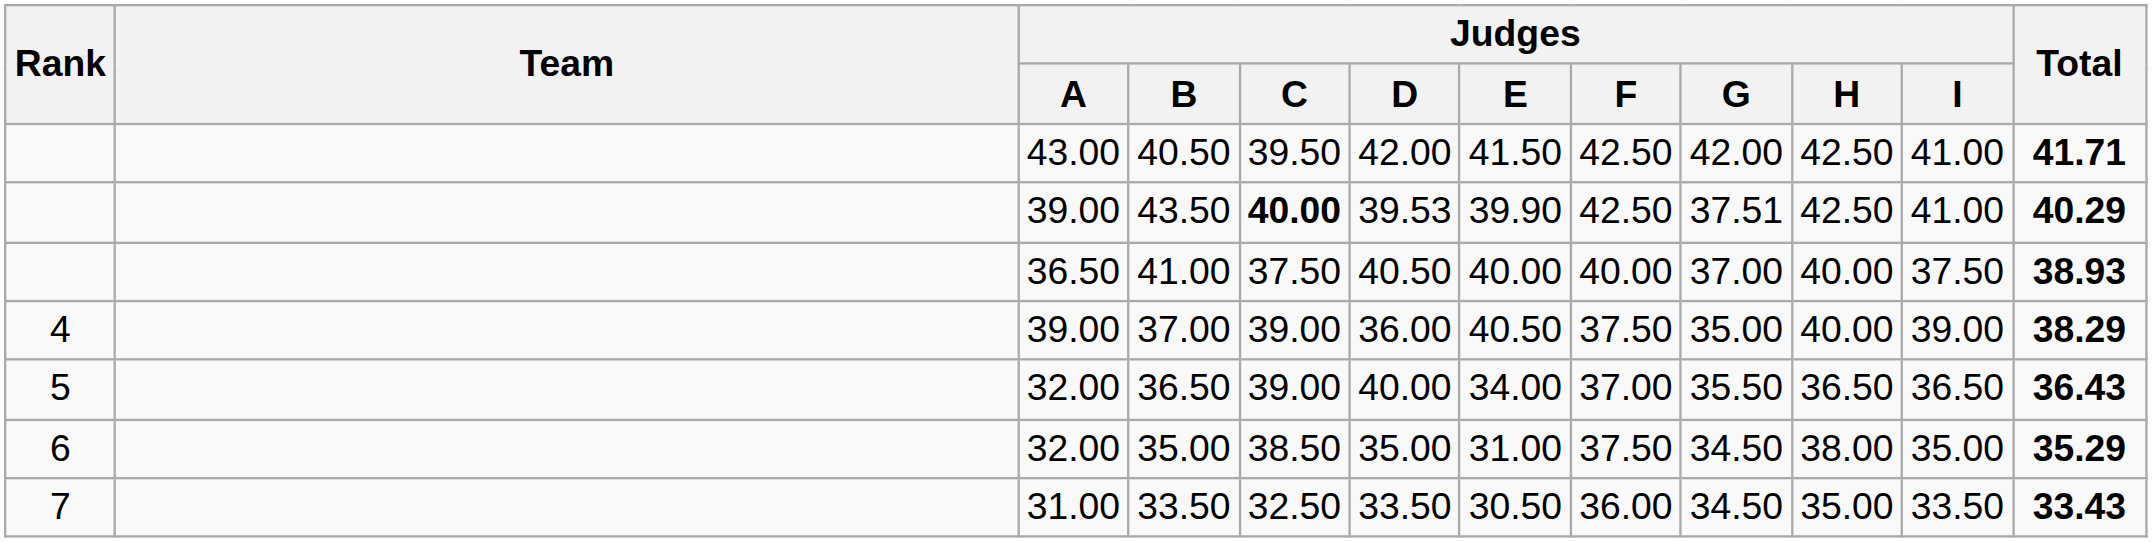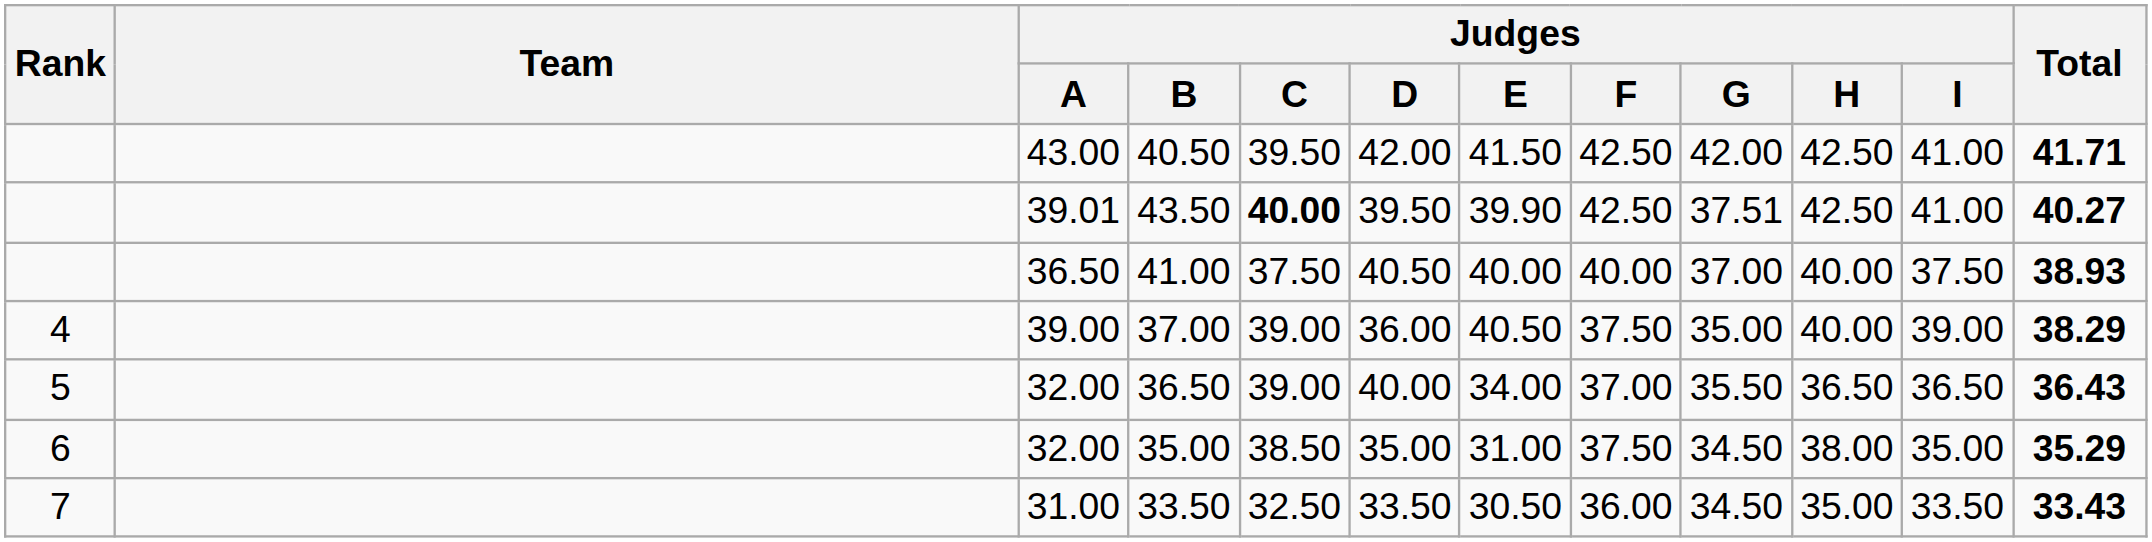(1073, 211) 39.00 -> (1073, 211) 39.01
(1405, 211) 39.53 -> (1405, 211) 39.50
(2079, 211) 40.29 -> (2079, 211) 40.27
